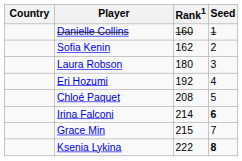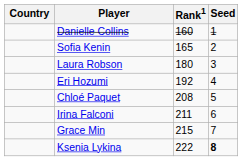(184, 48) 162 -> (184, 48) 165
(184, 114) 214 -> (184, 114) 211
(214, 114) bold -> (214, 114) normal
